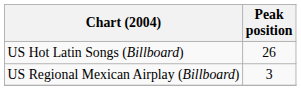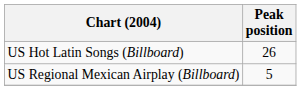(269, 74) 3 -> (269, 74) 5
